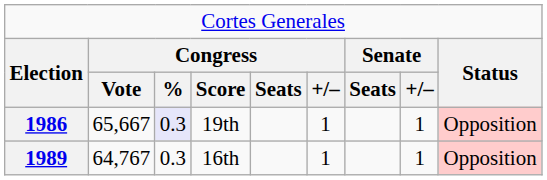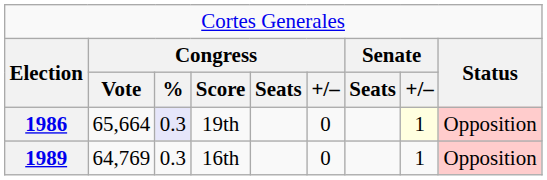(121, 123) 65,667 -> (121, 123) 65,664
(326, 123) 1 -> (326, 123) 0
(420, 123) no background -> (420, 123) lightyellow background
(121, 157) 64,767 -> (121, 157) 64,769
(326, 157) 1 -> (326, 157) 0
